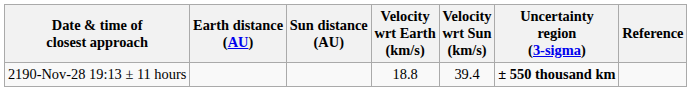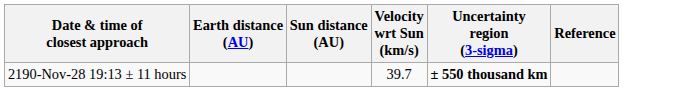- column: (405, 33)
(467, 74) 39.4 -> (399, 74) 39.7
